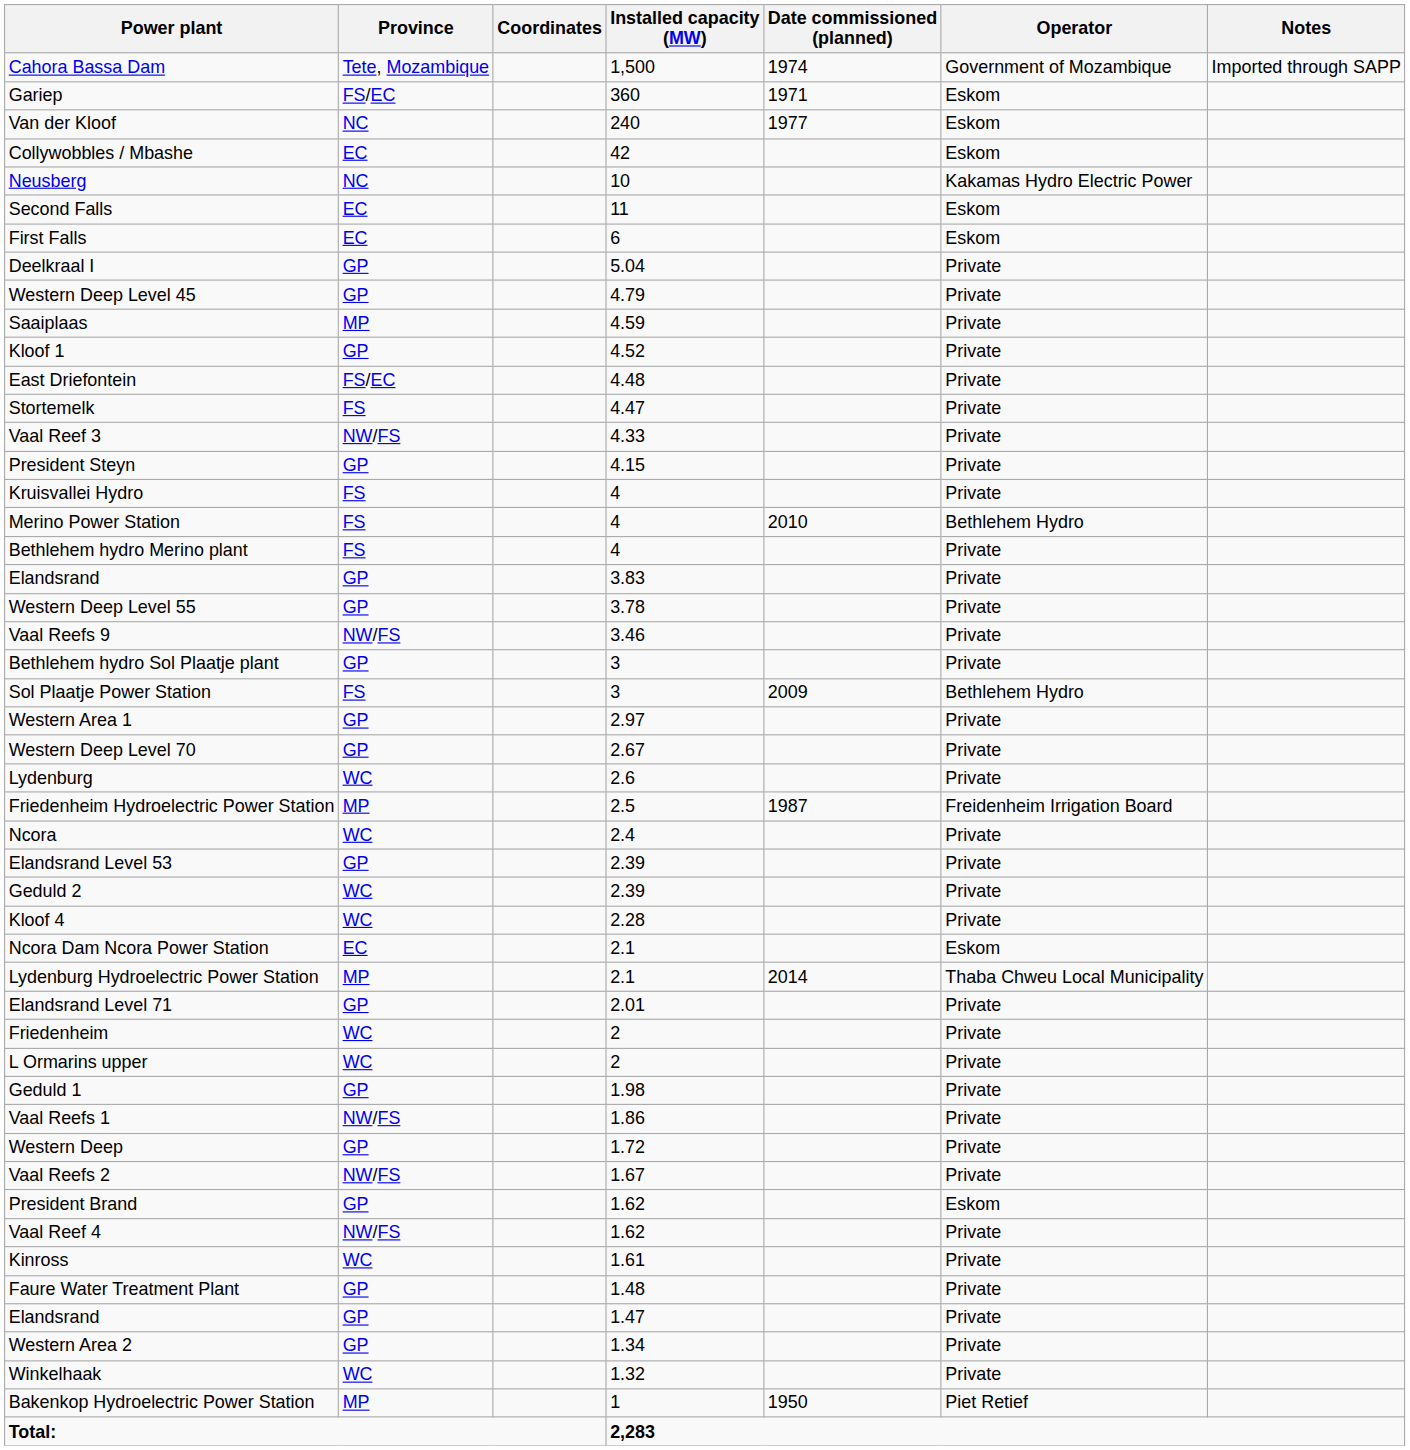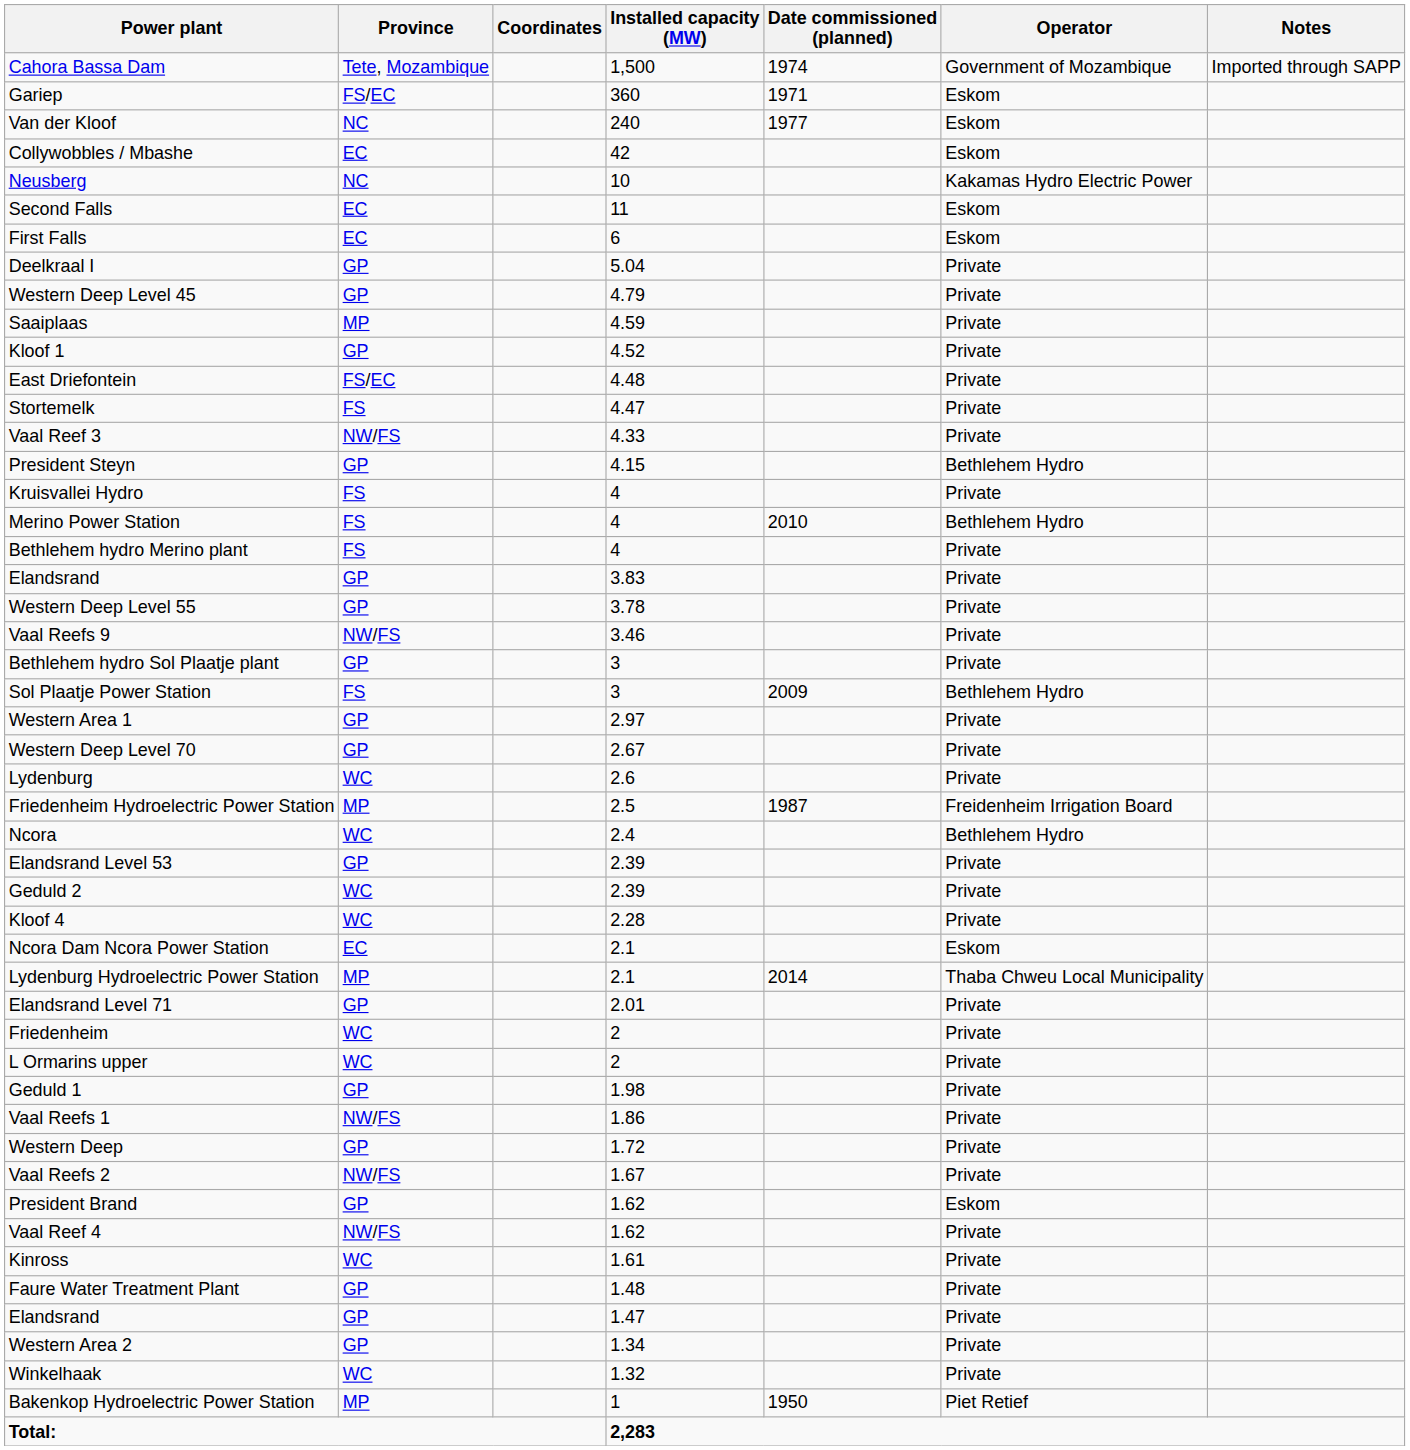(973, 465) Private -> (1015, 465) Bethlehem Hydro
(973, 834) Private -> (1015, 834) Bethlehem Hydro
